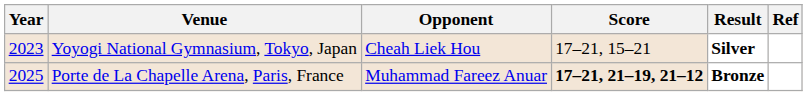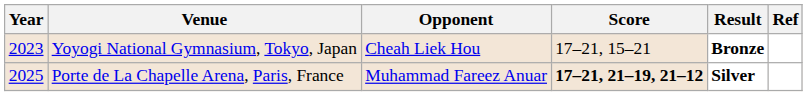(733, 47) Silver -> (738, 47) Bronze
(738, 76) Bronze -> (733, 76) Silver
